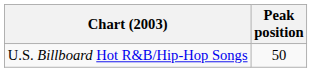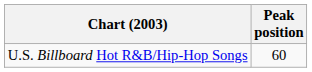(279, 55) 50 -> (279, 55) 60
